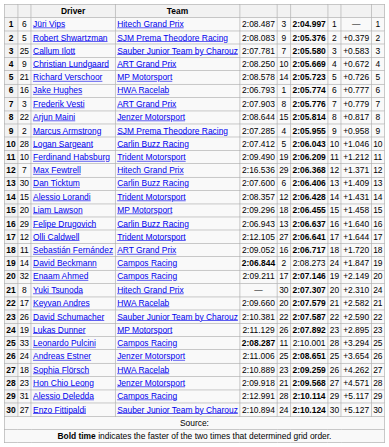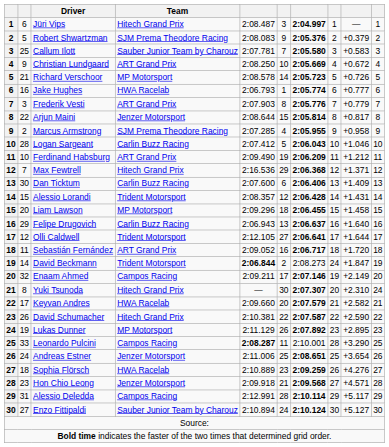(151, 157) Trident Motorsport -> (147, 157) ART Grand Prix
(147, 263) Campos Racing -> (151, 263) Trident Motorsport
(178, 316) Sauber Junior Team by Charouz -> (150, 316) Hitech Grand Prix
(356, 343) +3.294 -> (356, 343) +3.290
(356, 369) +4.262 -> (356, 369) +4.276
